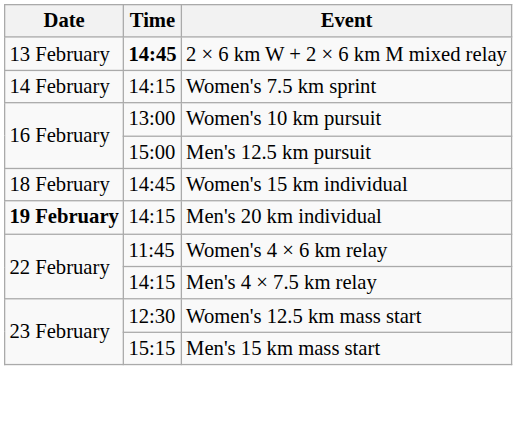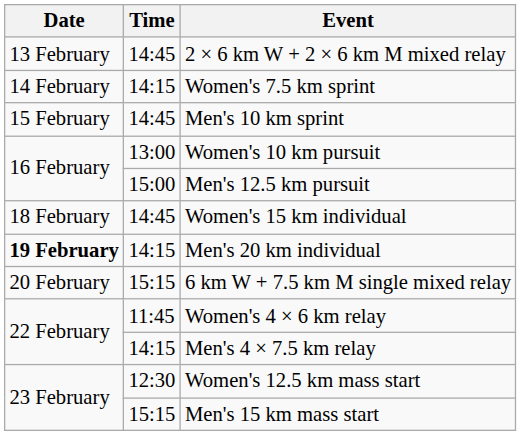(152, 53) bold -> (152, 53) normal
+ row: (264, 119)
+ row: (348, 282)
